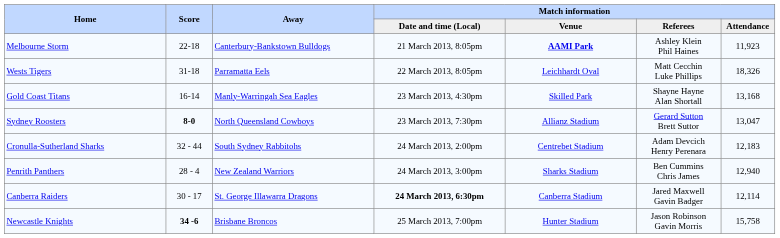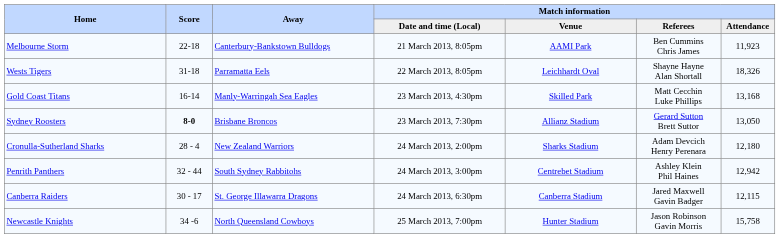(571, 46) bold -> (571, 46) normal
(678, 46) Ashley Klein Phil Haines -> (678, 46) Ben Cummins Chris James
(678, 71) Matt Cecchin Luke Phillips -> (678, 71) Shayne Hayne Alan Shortall
(678, 96) Shayne Hayne Alan Shortall -> (678, 96) Matt Cecchin Luke Phillips
(264, 121) North Queensland Cowboys -> (246, 121) Brisbane Broncos
(748, 121) 13,047 -> (748, 121) 13,050
(189, 146) 32 - 44 -> (189, 146) 28 - 4
(258, 146) South Sydney Rabbitohs -> (254, 146) New Zealand Warriors
(571, 146) Centrebet Stadium -> (571, 146) Sharks Stadium
(748, 146) 12,183 -> (748, 146) 12,180
(189, 171) 28 - 4 -> (189, 171) 32 - 44
(254, 171) New Zealand Warriors -> (258, 171) South Sydney Rabbitohs
(571, 171) Sharks Stadium -> (571, 171) Centrebet Stadium
(678, 171) Ben Cummins Chris James -> (678, 171) Ashley Klein Phil Haines
(748, 171) 12,940 -> (748, 171) 12,942
(440, 196) bold -> (440, 196) normal
(748, 196) 12,114 -> (748, 196) 12,115
(189, 221) bold -> (189, 221) normal
(246, 221) Brisbane Broncos -> (264, 221) North Queensland Cowboys
